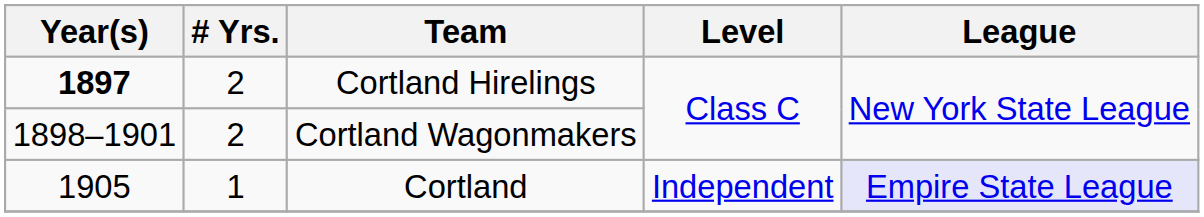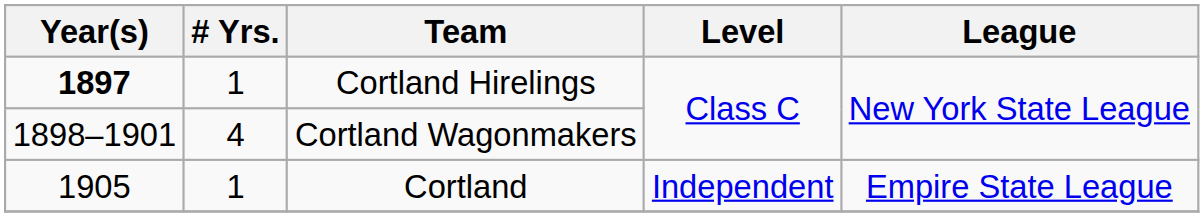(236, 83) 2 -> (236, 83) 1
(236, 135) 2 -> (236, 135) 4
(1019, 186) lavender background -> (1019, 186) no background
